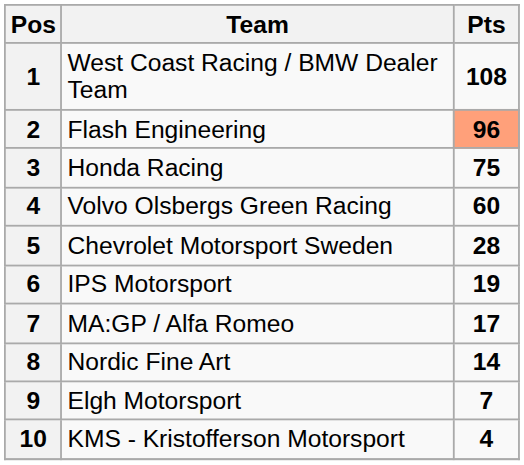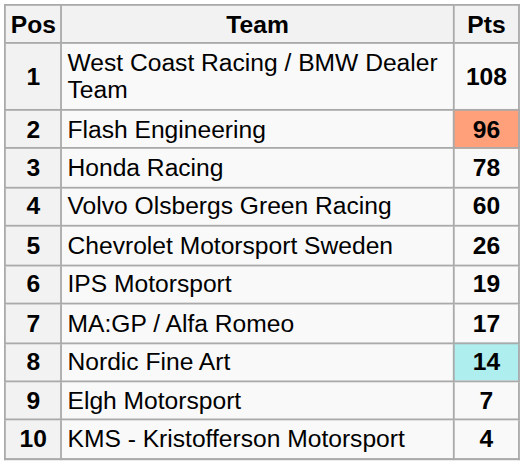(486, 167) 75 -> (486, 167) 78
(486, 245) 28 -> (486, 245) 26
(486, 361) no background -> (486, 361) paleturquoise background
